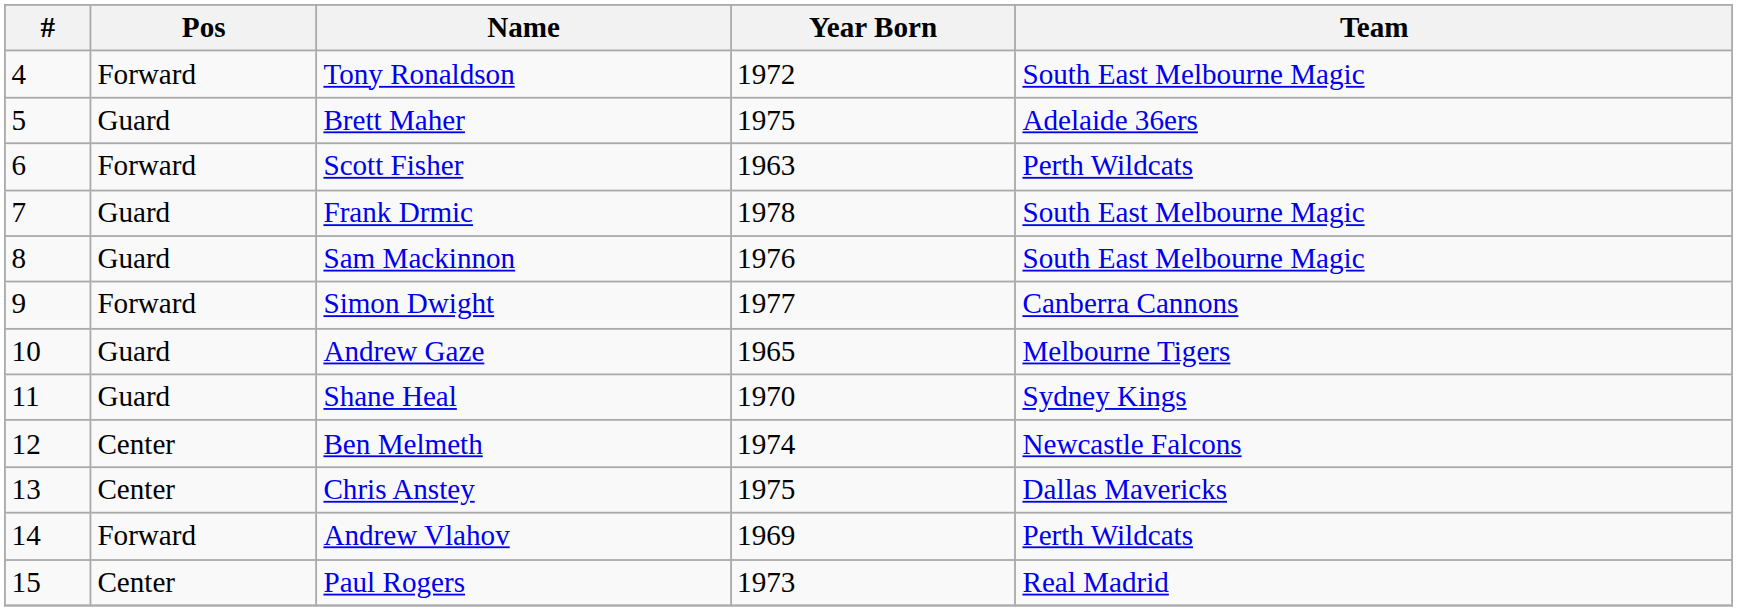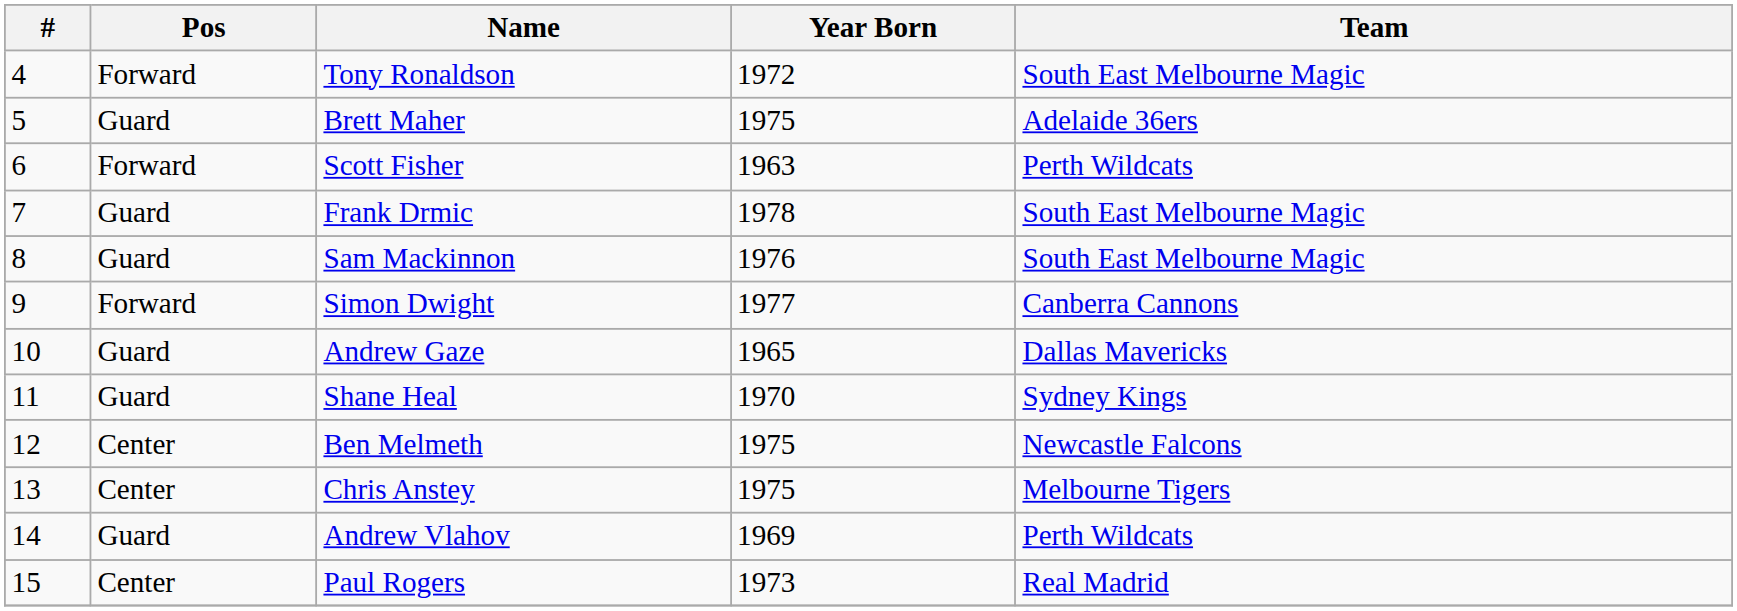(1126, 350) Melbourne Tigers -> (1125, 350) Dallas Mavericks
(766, 443) 1974 -> (766, 443) 1975
(1125, 489) Dallas Mavericks -> (1126, 489) Melbourne Tigers
(147, 535) Forward -> (134, 535) Guard
